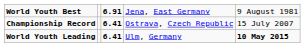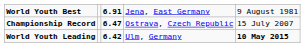(112, 23) 6.41 -> (112, 23) 6.47
(112, 36) 6.41 -> (112, 36) 6.42
